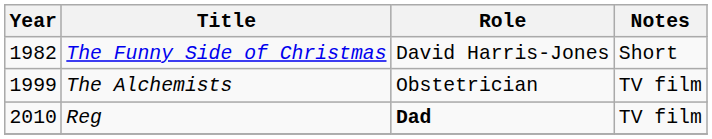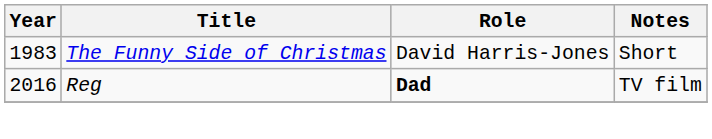(33, 53) 1982 -> (33, 53) 1983
- row: (149, 85)
(33, 117) 2010 -> (33, 85) 2016
